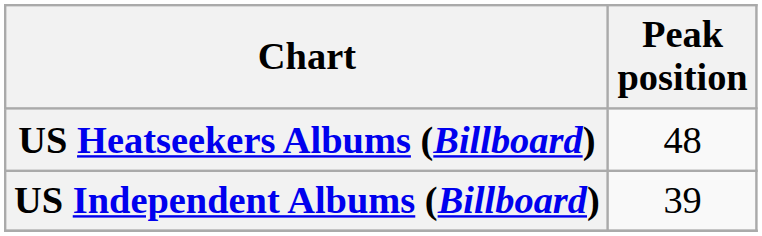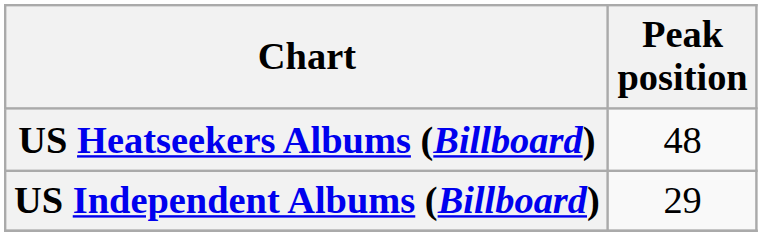(683, 199) 39 -> (683, 199) 29
